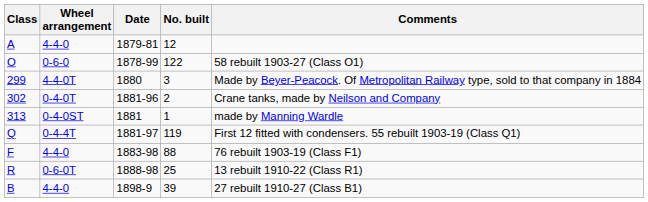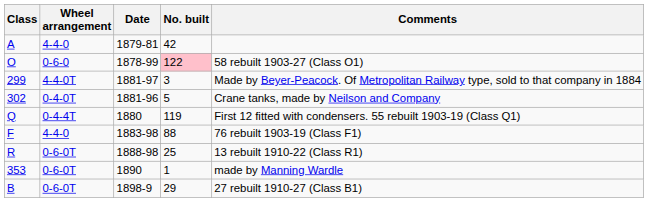(170, 44) 12 -> (170, 44) 42
(173, 62) no background -> (173, 62) pink background
(129, 80) 1880 -> (137, 80) 1881-97
(167, 98) 2 -> (167, 98) 5
- row: (16, 116)
(137, 134) 1881-97 -> (129, 116) 1880
+ row: (16, 170)
(56, 188) 4-4-0 -> (59, 188) 0-6-0T
(170, 188) 39 -> (170, 188) 29
